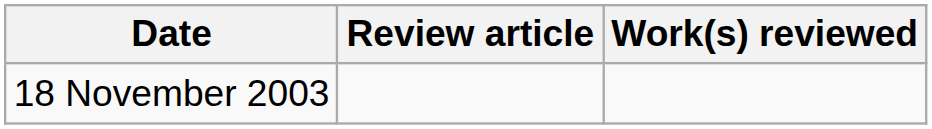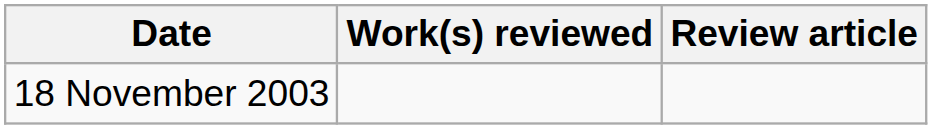columns swapped: (470, 33) <-> (765, 33)
